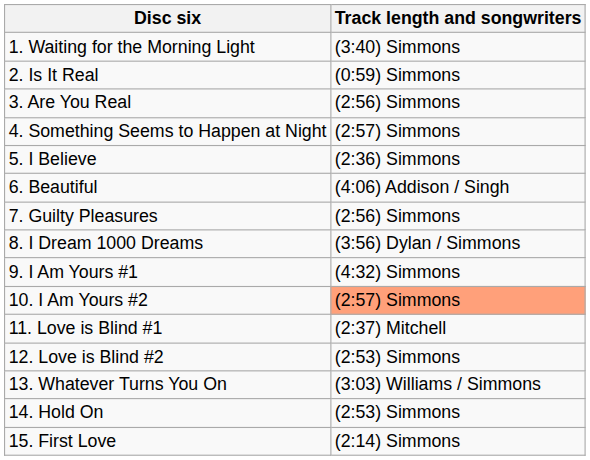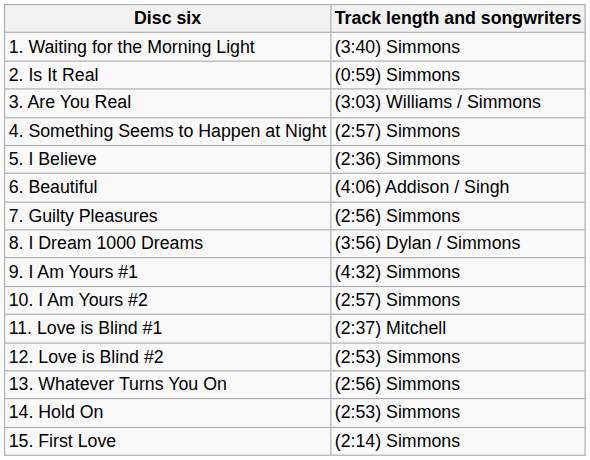(397, 103) (2:56) Simmons -> (438, 103) (3:03) Williams / Simmons
(397, 300) lightsalmon background -> (397, 300) no background
(438, 384) (3:03) Williams / Simmons -> (397, 384) (2:56) Simmons
